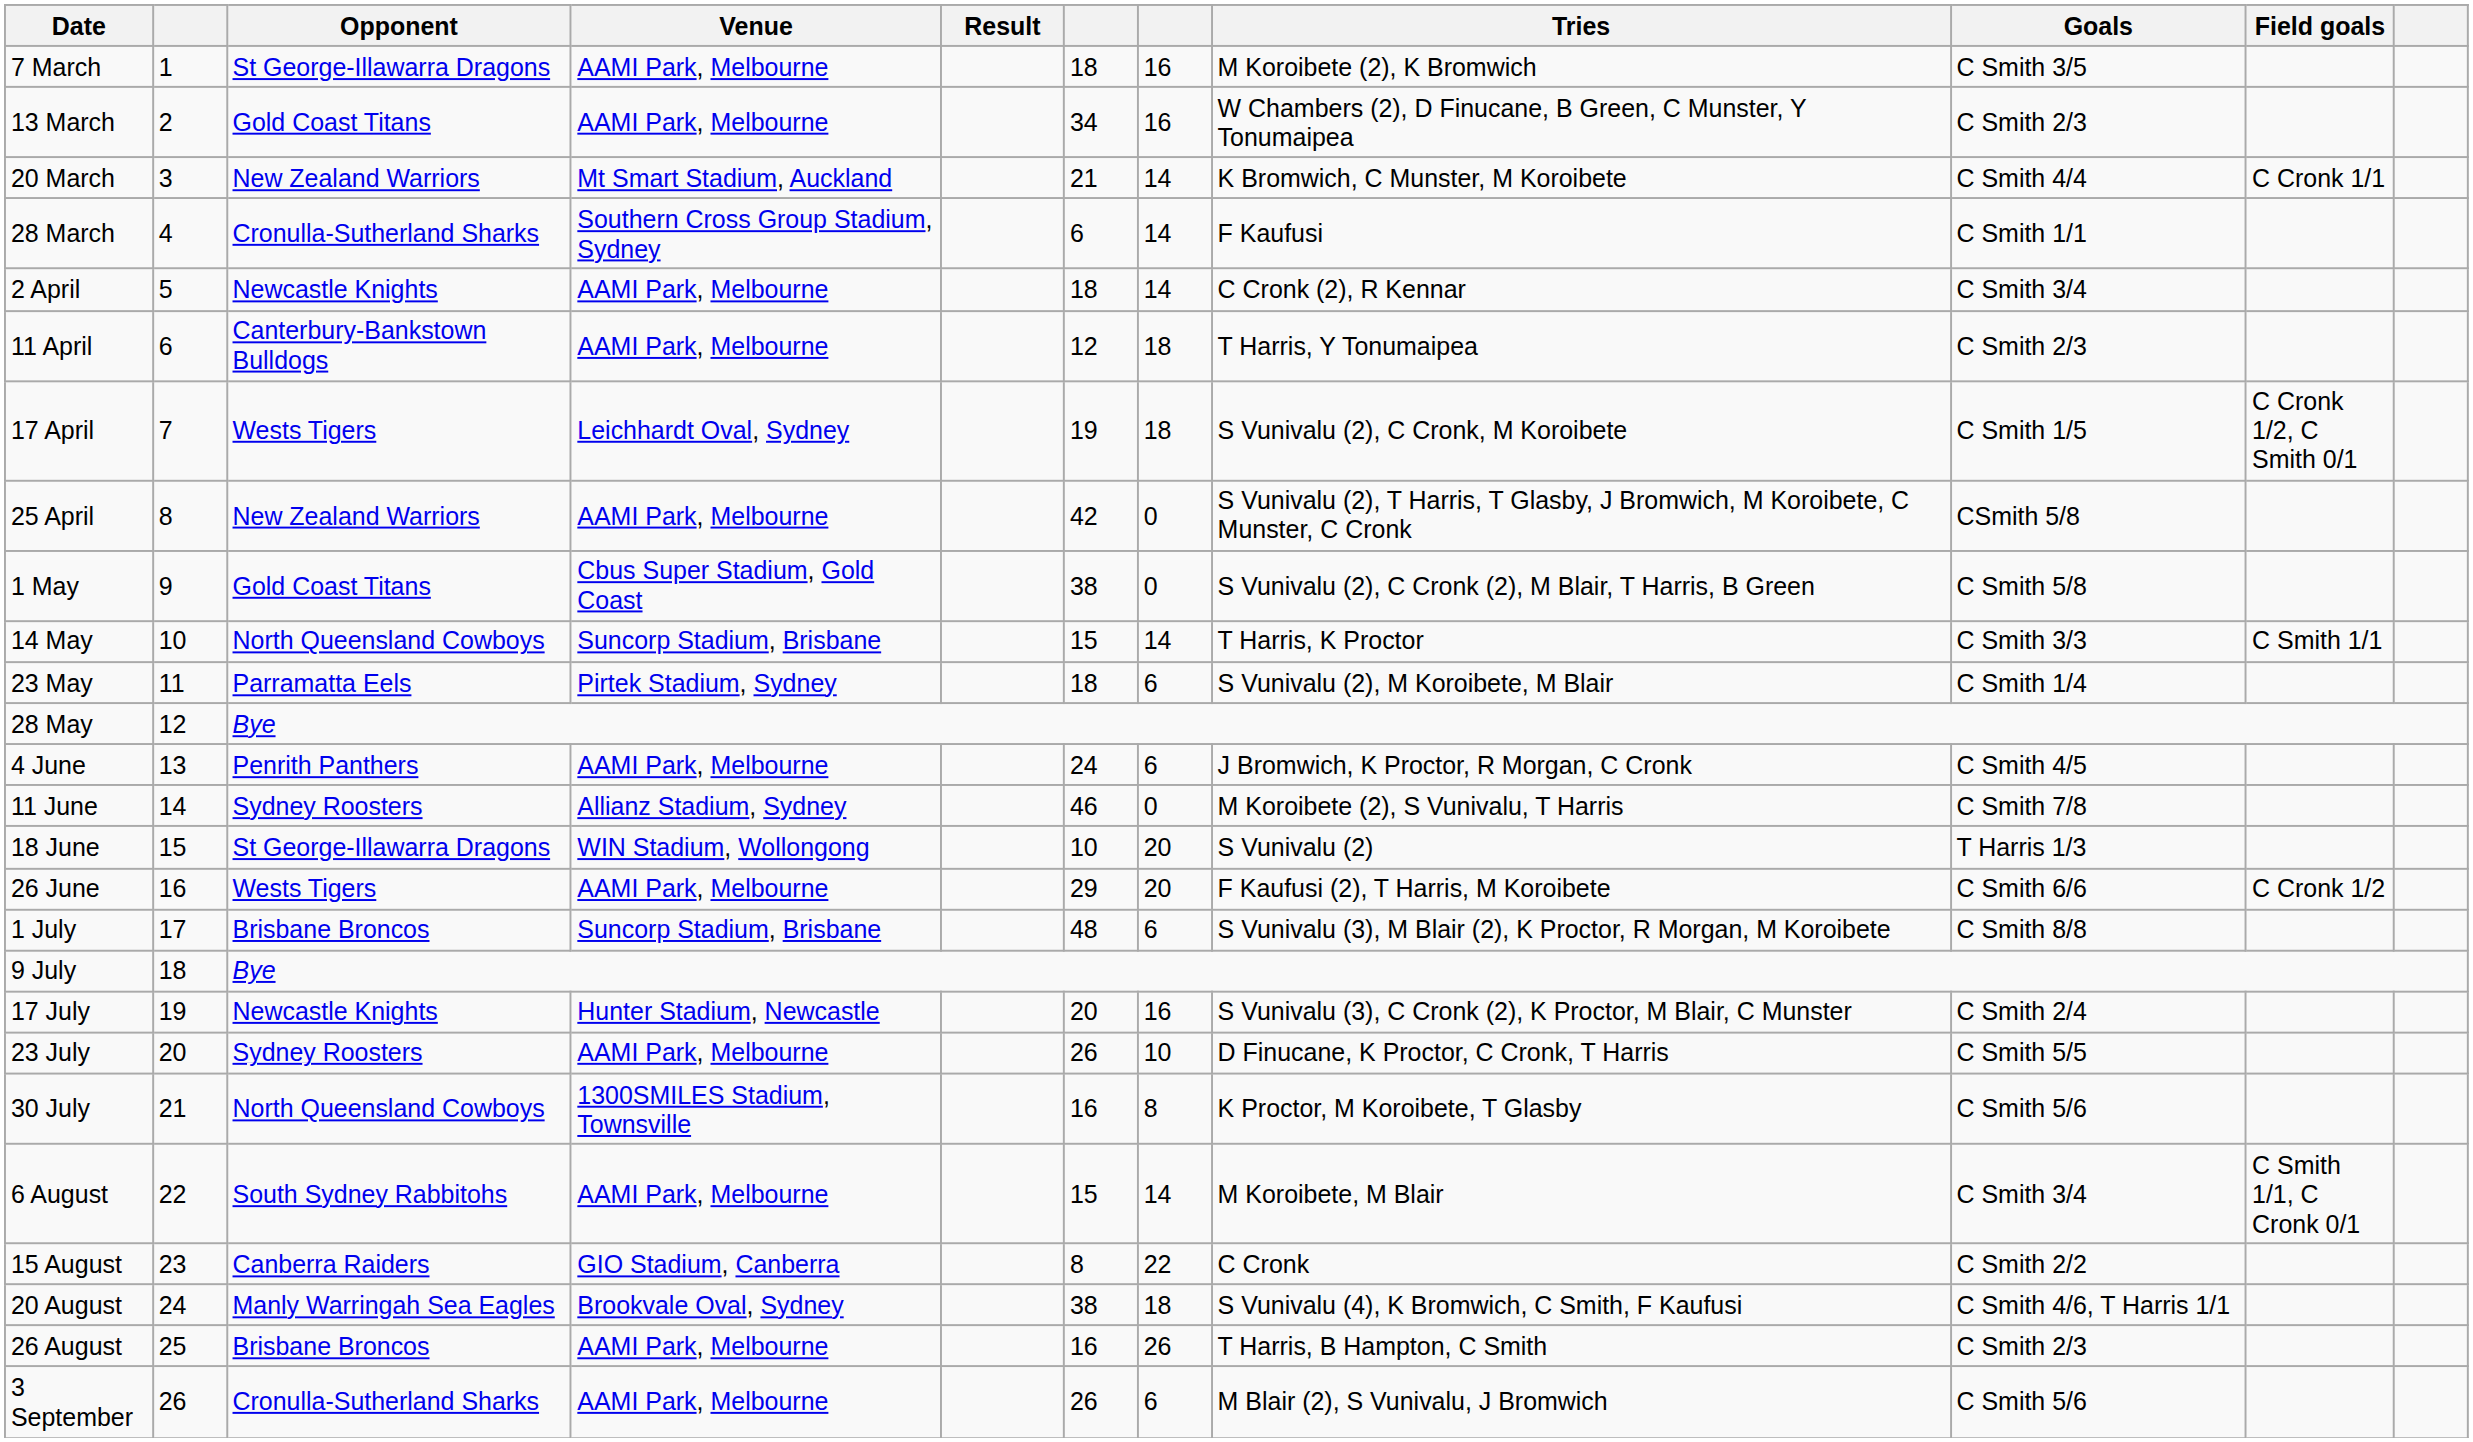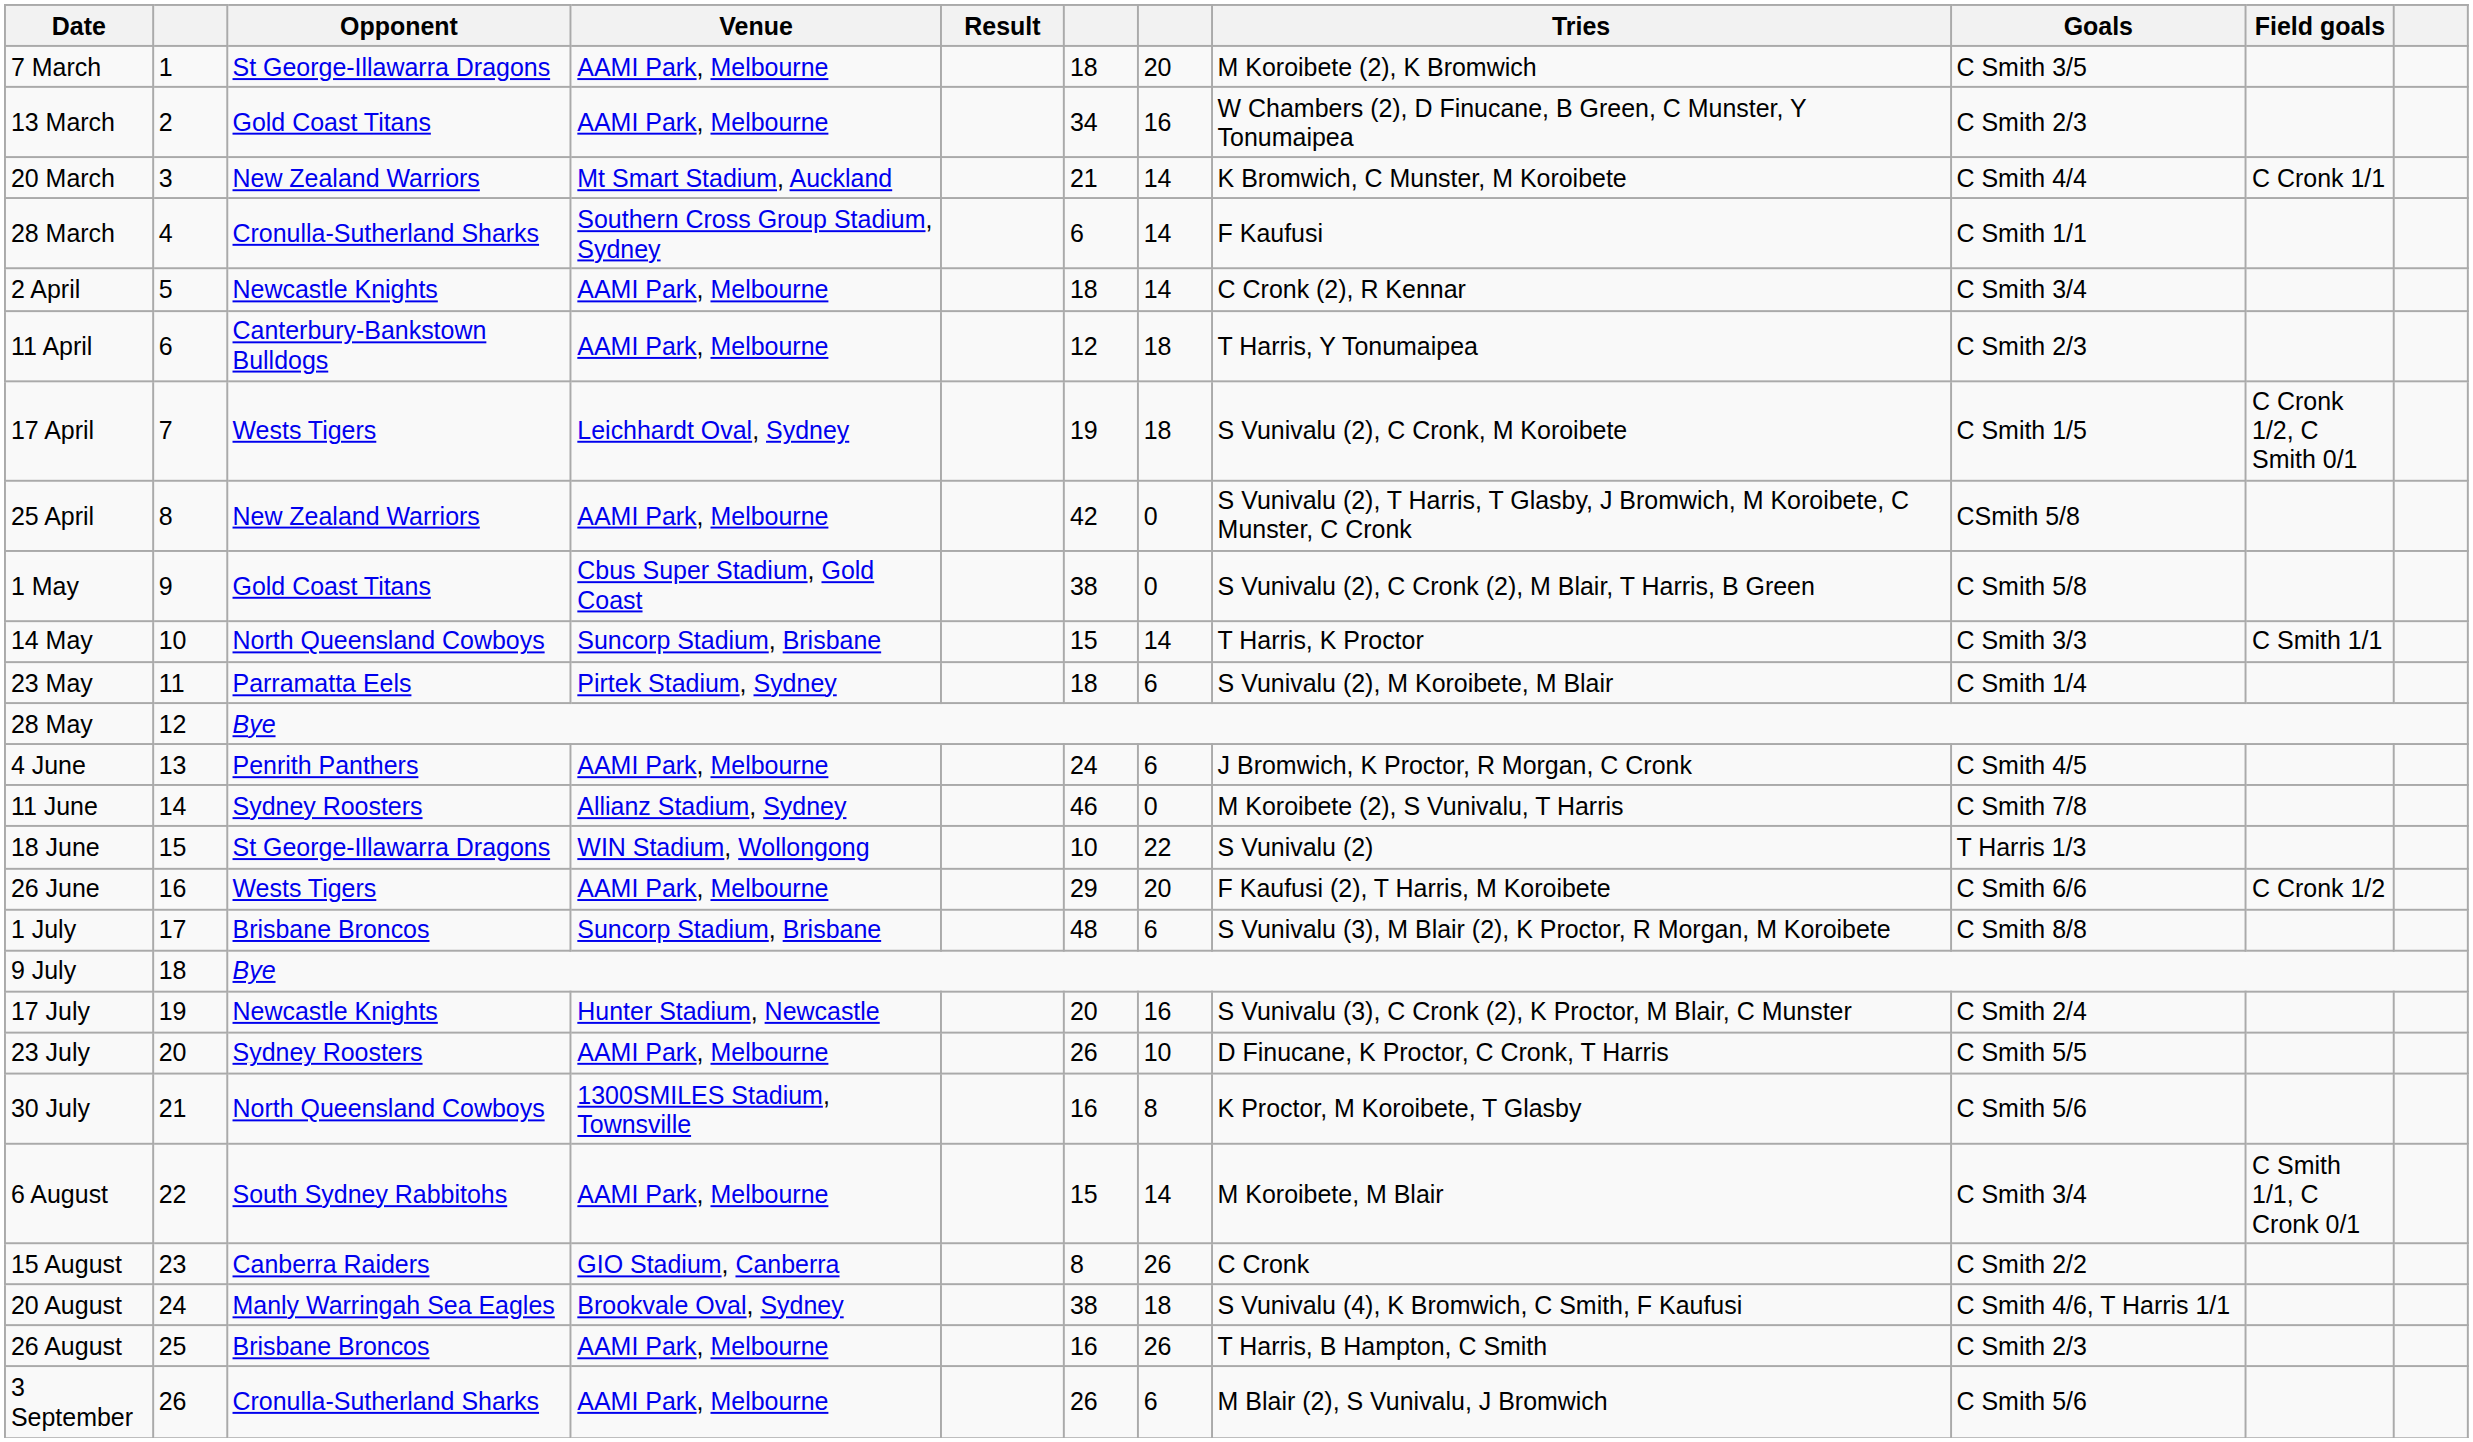(1158, 66) 16 -> (1158, 66) 20
(1158, 847) 20 -> (1158, 847) 22
(1158, 1264) 22 -> (1158, 1264) 26
